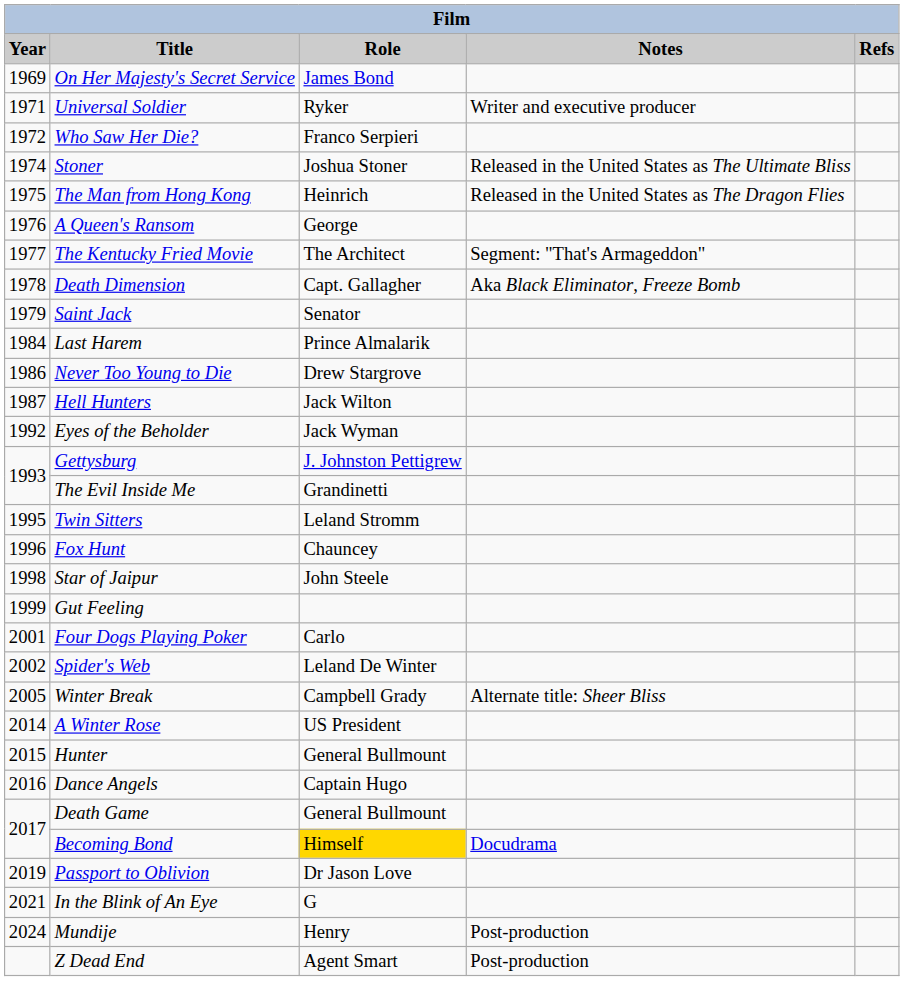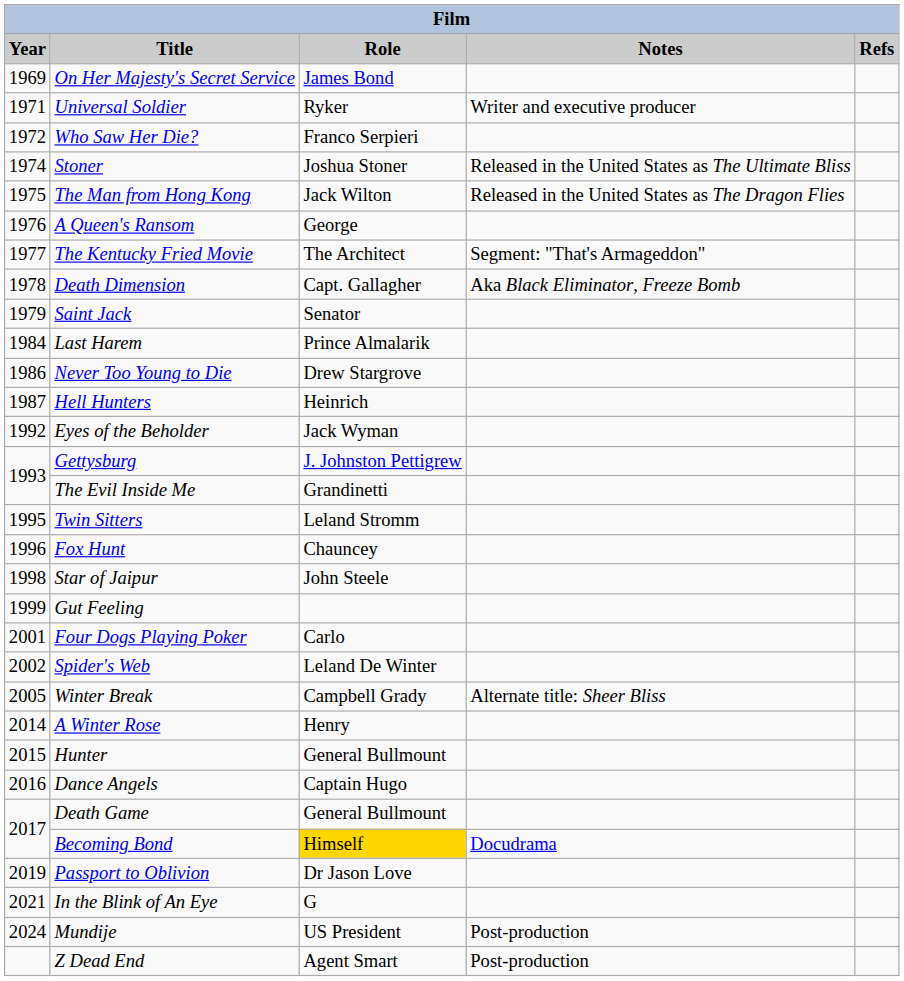(336, 195) Heinrich -> (347, 195) Jack Wilton
(347, 401) Jack Wilton -> (336, 401) Heinrich
(352, 725) US President -> (327, 725) Henry
(327, 931) Henry -> (352, 931) US President
